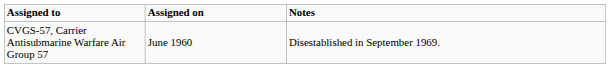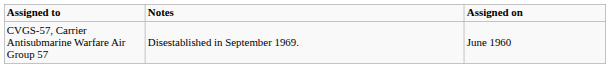columns swapped: (176, 13) <-> (302, 13)
